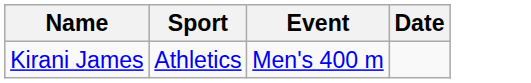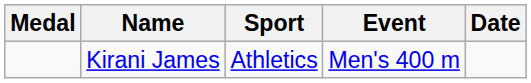+ column: (43, 23)
